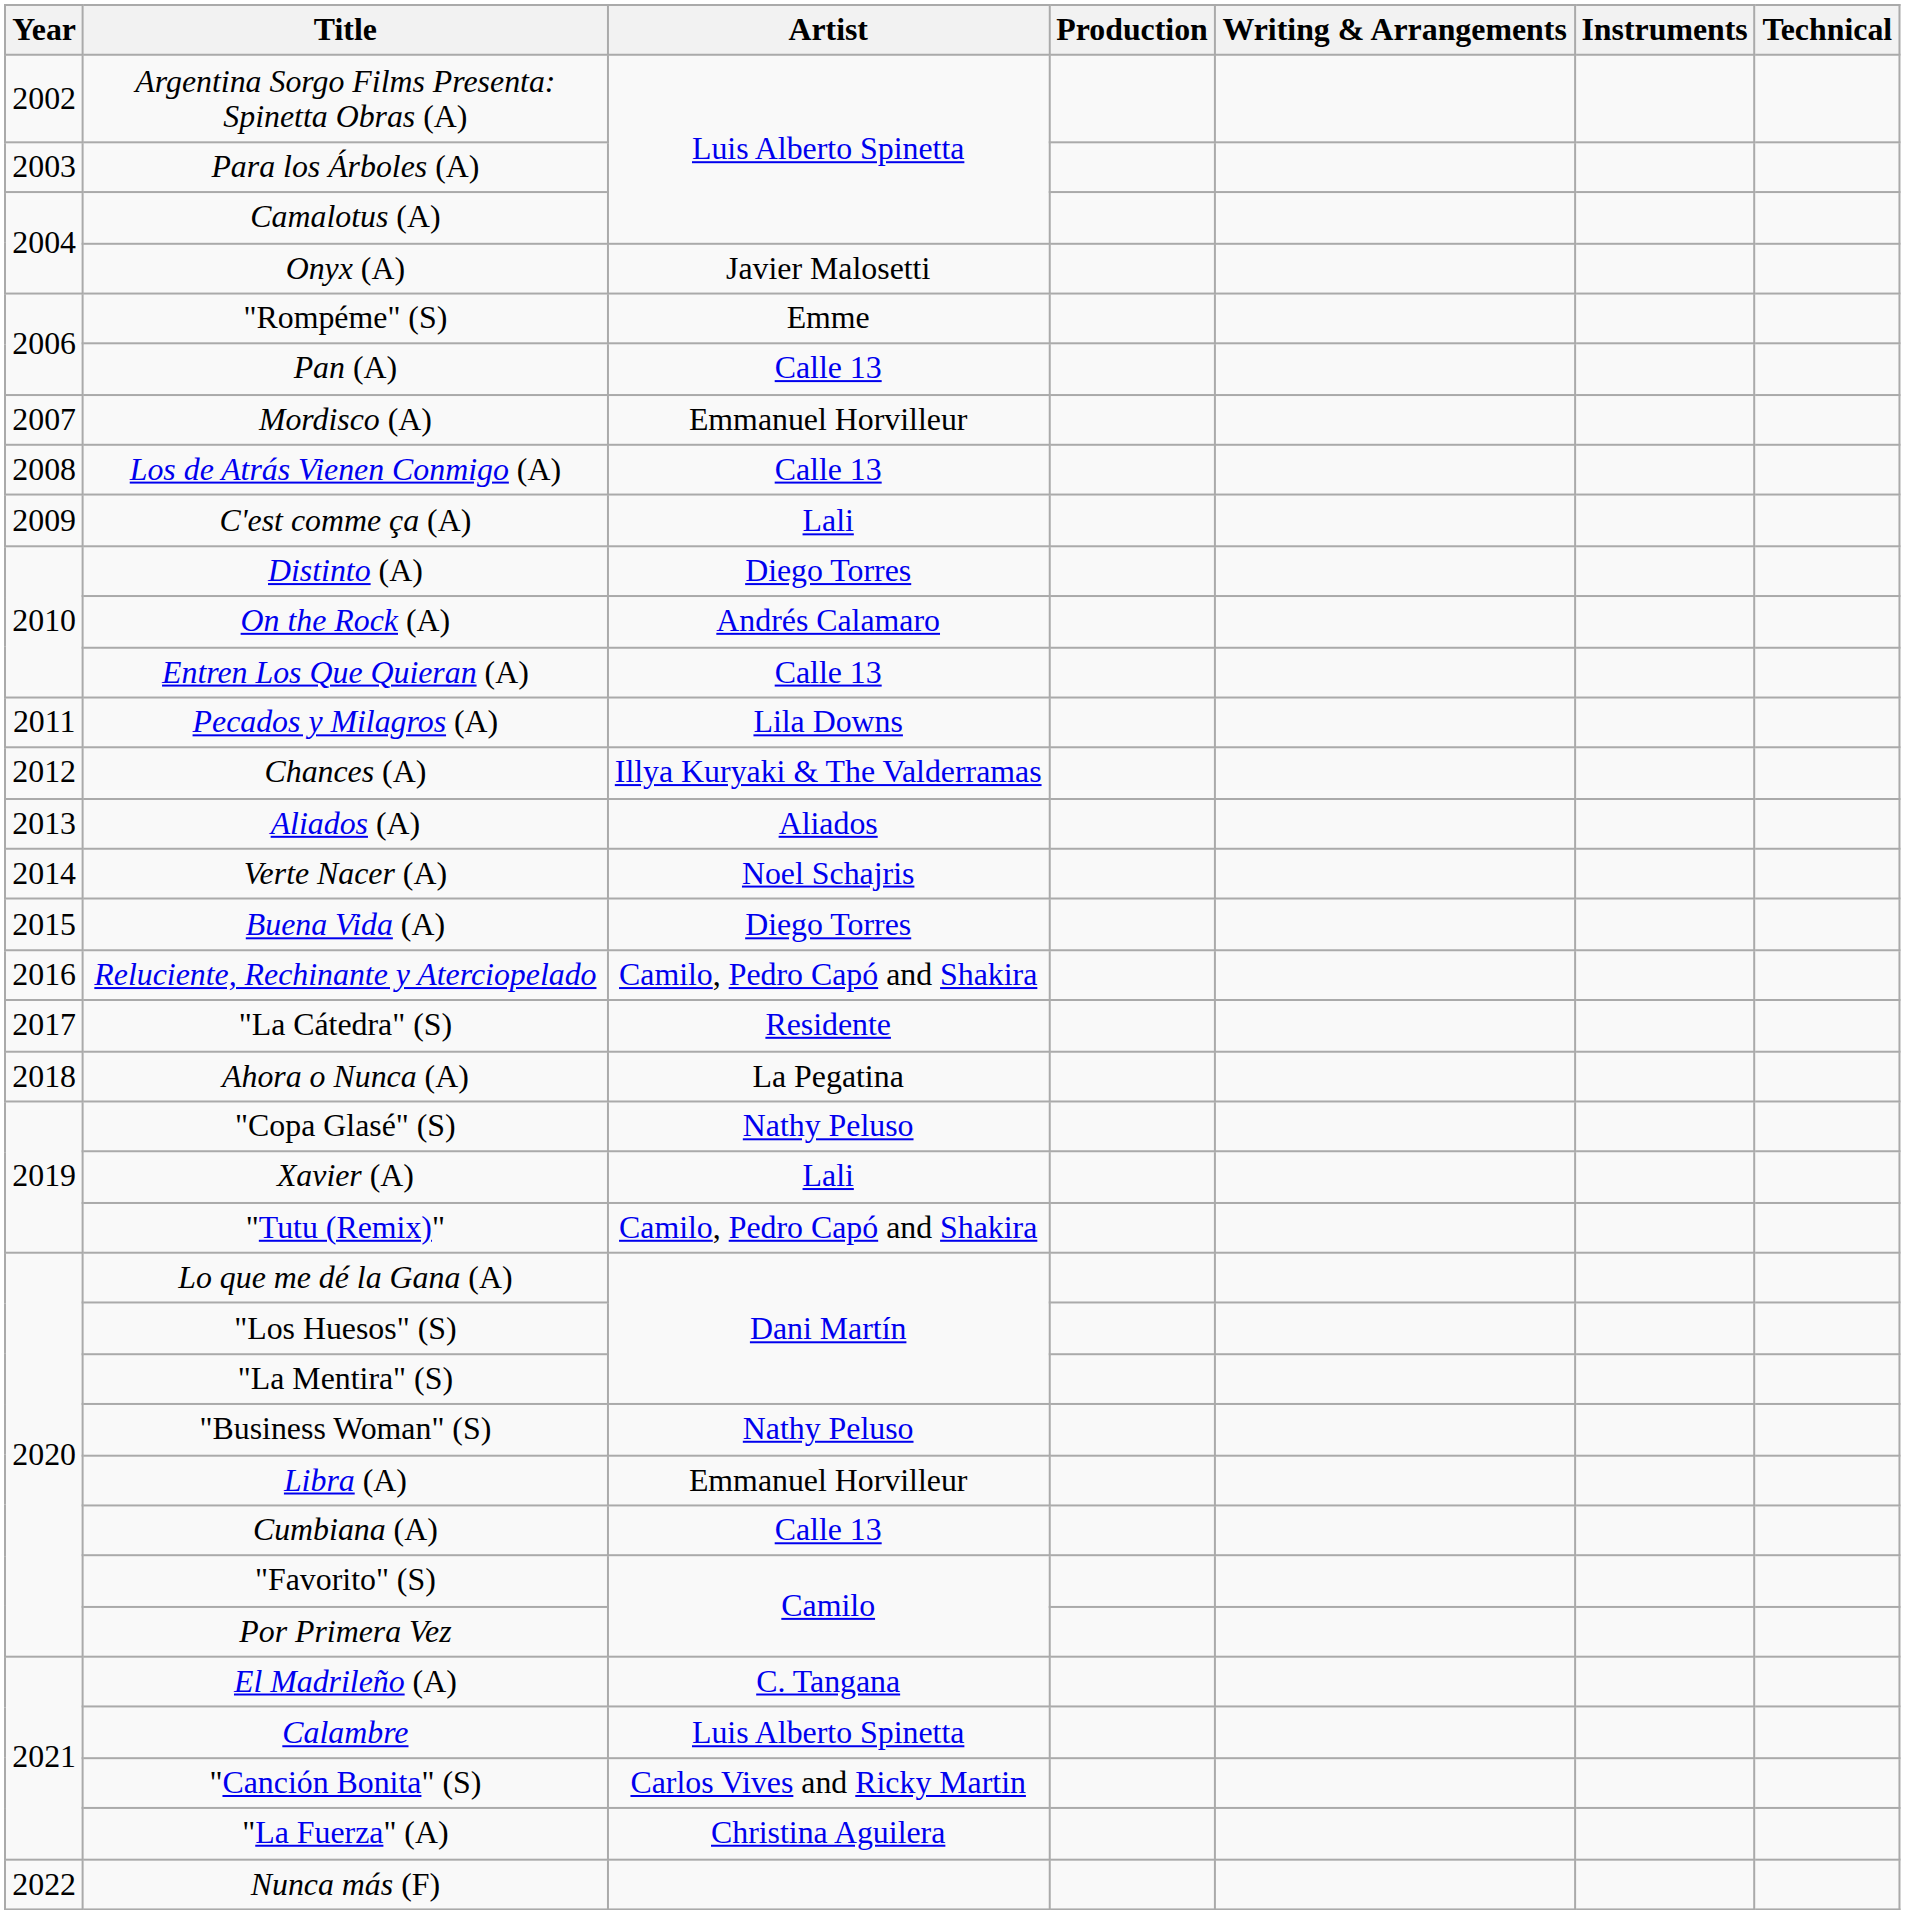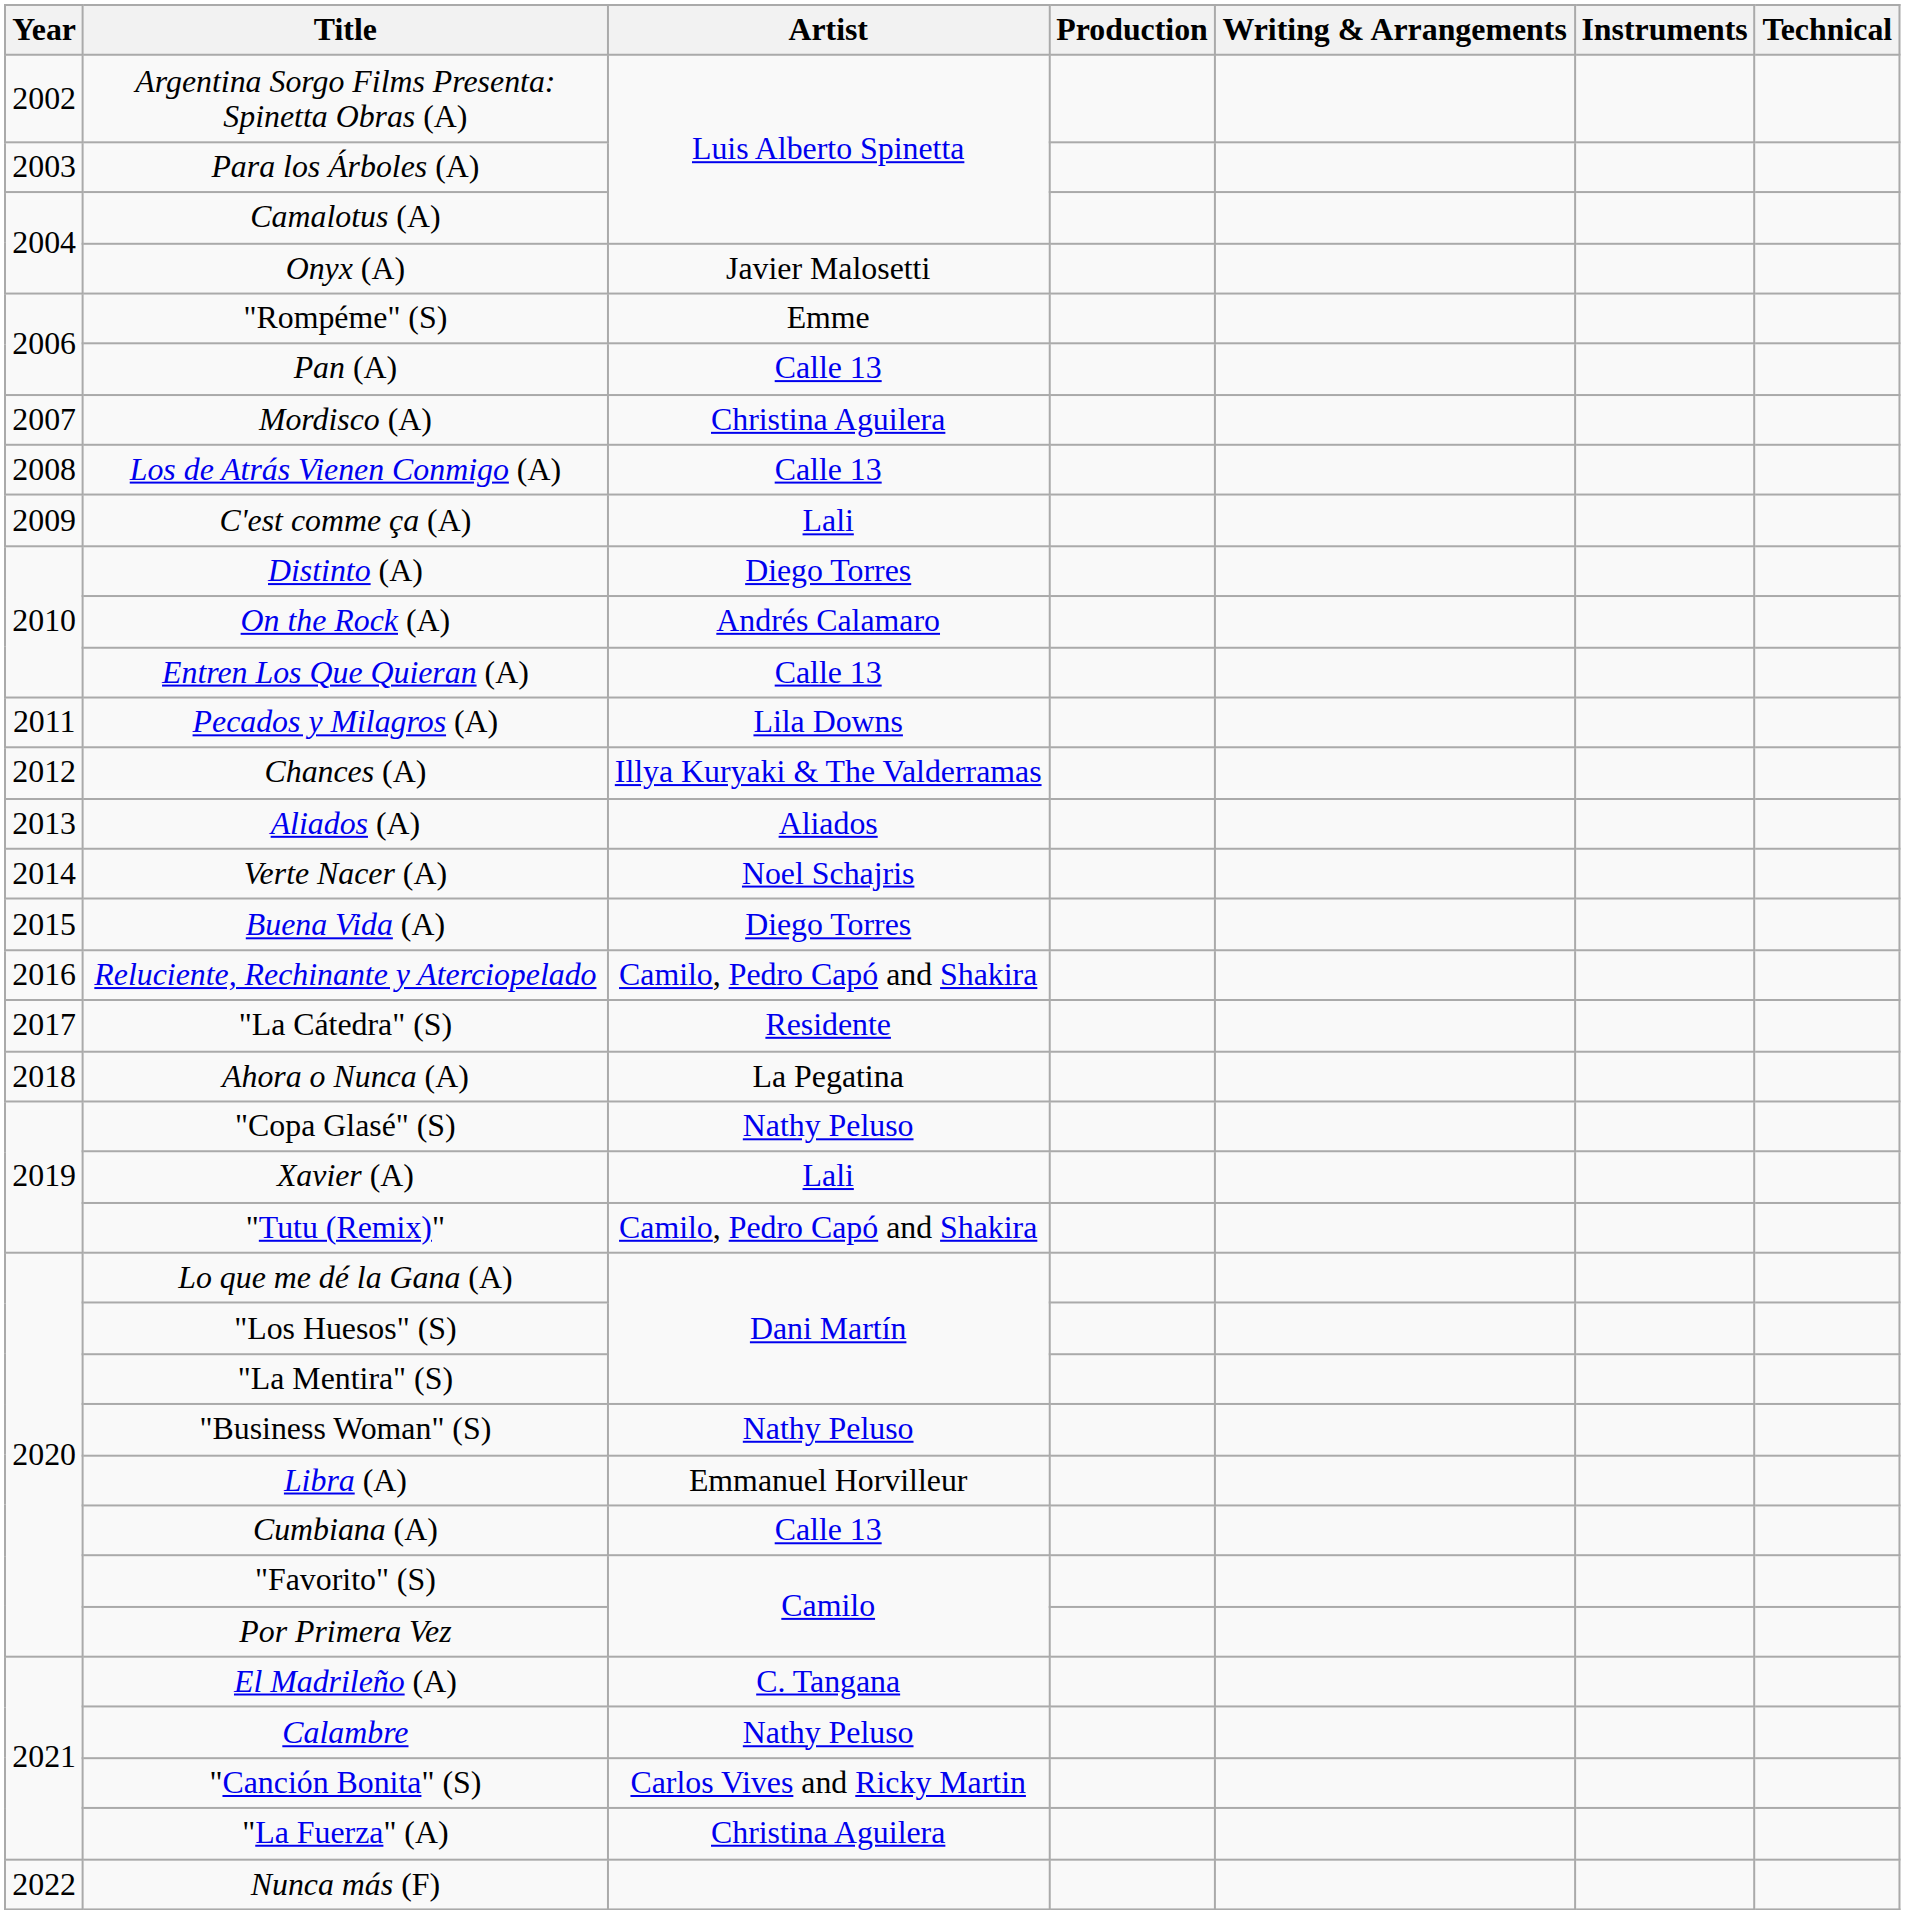(828, 419) Emmanuel Horvilleur -> (828, 419) Christina Aguilera
(828, 1731) Luis Alberto Spinetta -> (828, 1731) Nathy Peluso
